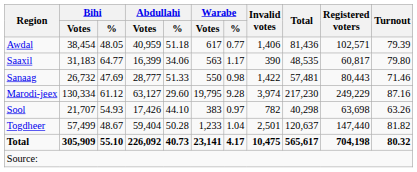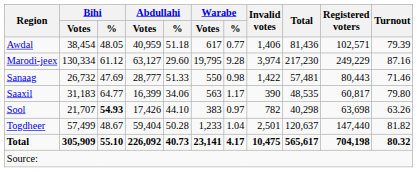rows swapped: (32, 93) <-> (19, 61)
(112, 110) normal -> (112, 110) bold
